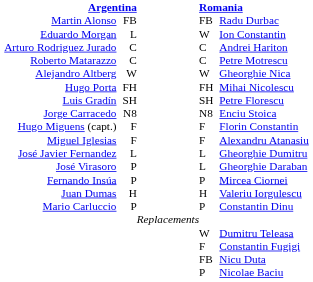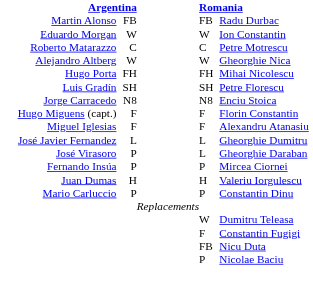(133, 34) L -> (131, 34) W
- row: (60, 47)
